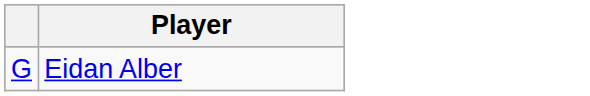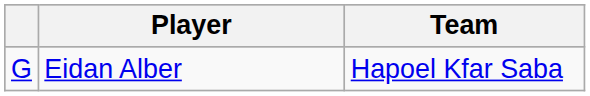+ column: (464, 25)
